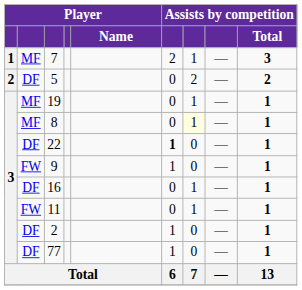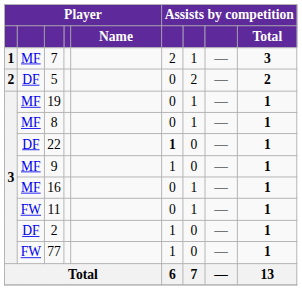(194, 123) lightyellow background -> (194, 123) no background
(31, 166) FW -> (31, 166) MF
(31, 187) DF -> (31, 187) MF
(31, 252) DF -> (31, 252) FW
